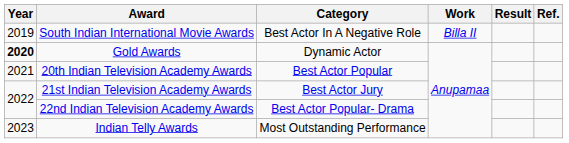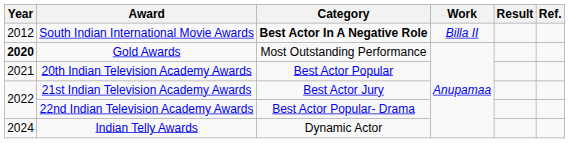(20, 33) 2019 -> (20, 33) 2012
(343, 33) normal -> (343, 33) bold
(343, 52) Dynamic Actor -> (343, 52) Most Outstanding Performance
(20, 128) 2023 -> (20, 128) 2024
(343, 128) Most Outstanding Performance -> (343, 128) Dynamic Actor
